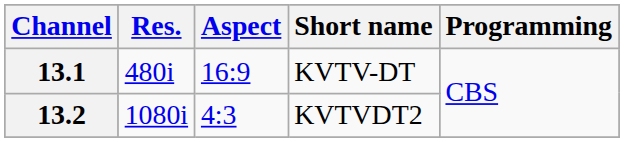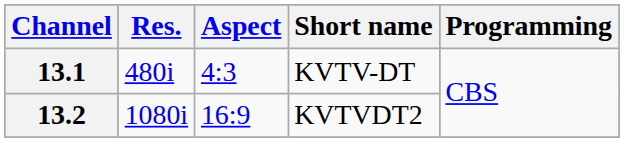(226, 70) 16:9 -> (219, 70) 4:3
(219, 114) 4:3 -> (226, 114) 16:9
